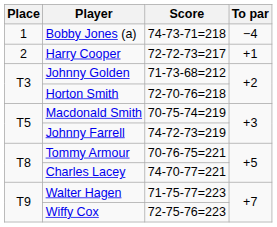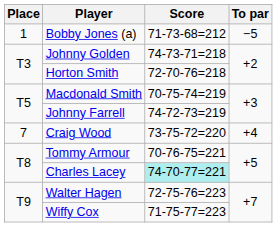(187, 34) 74-73-71=218 -> (187, 34) 71-73-68=212
(250, 34) −4 -> (250, 34) −5
- row: (83, 53)
(187, 73) 71-73-68=212 -> (187, 53) 74-73-71=218
+ row: (78, 133)
(187, 172) no background -> (187, 172) paleturquoise background
(187, 192) 71-75-77=223 -> (187, 192) 72-75-76=223
(187, 212) 72-75-76=223 -> (187, 212) 71-75-77=223
